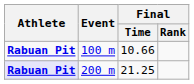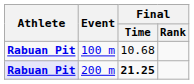(138, 51) 10.66 -> (138, 51) 10.68
(138, 70) normal -> (138, 70) bold
